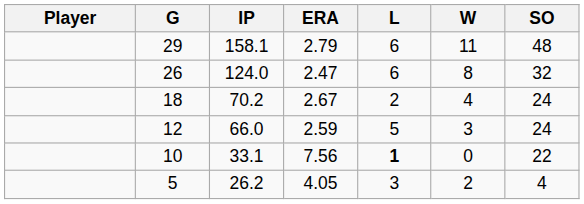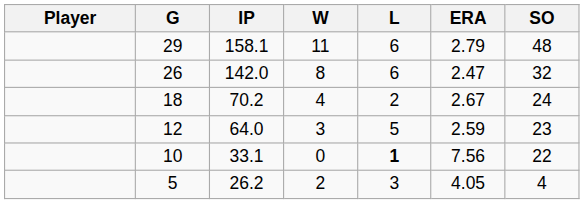columns swapped: (468, 18) <-> (320, 18)
(247, 73) 124.0 -> (247, 73) 142.0
(247, 128) 66.0 -> (247, 128) 64.0
(542, 128) 24 -> (542, 128) 23
